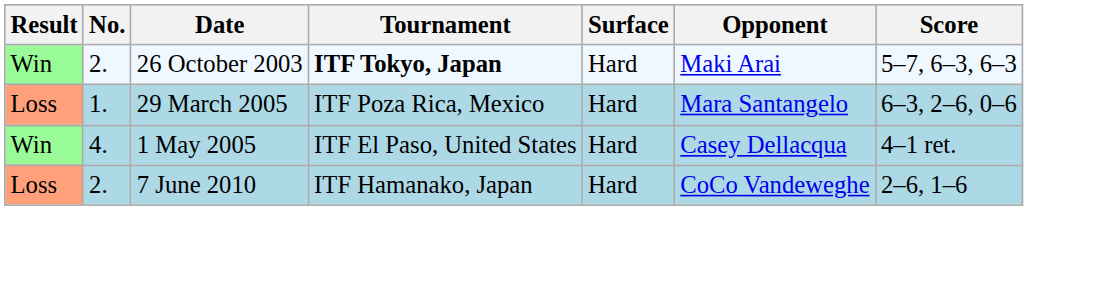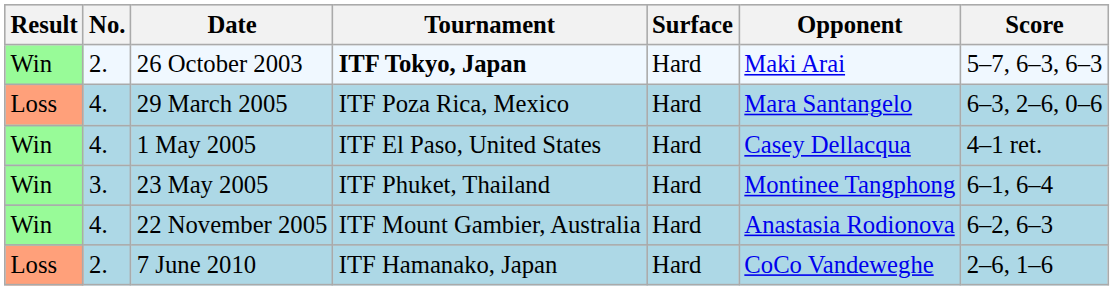(98, 104) 1. -> (98, 104) 4.
+ row: (203, 184)
+ row: (232, 224)
